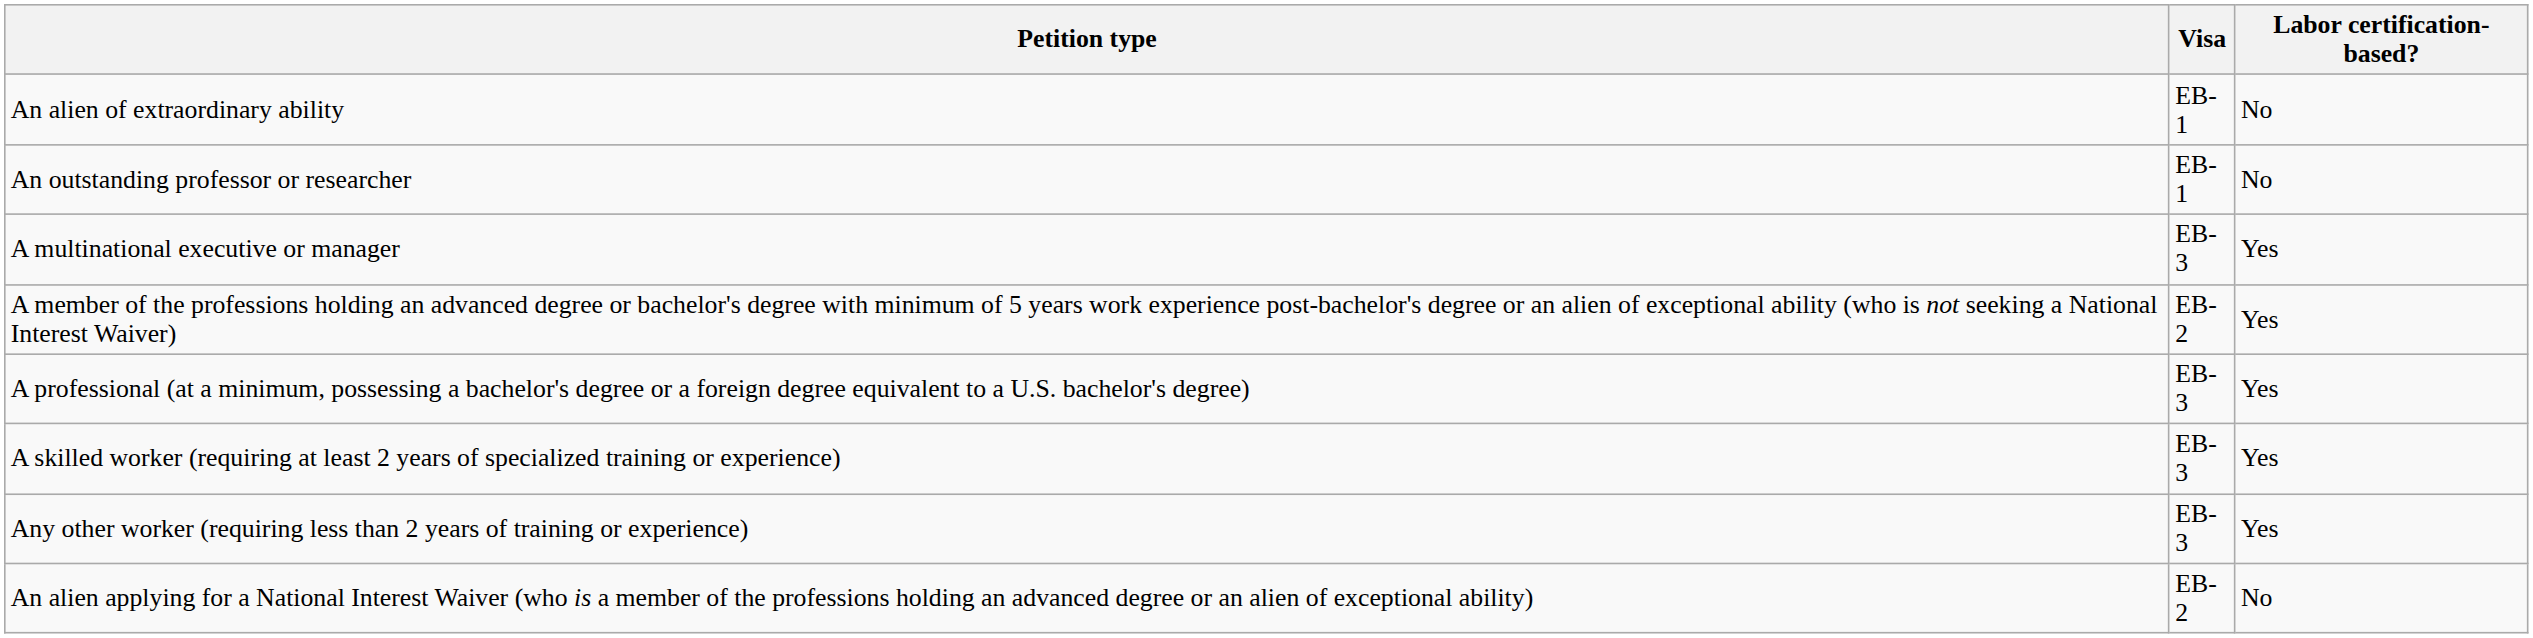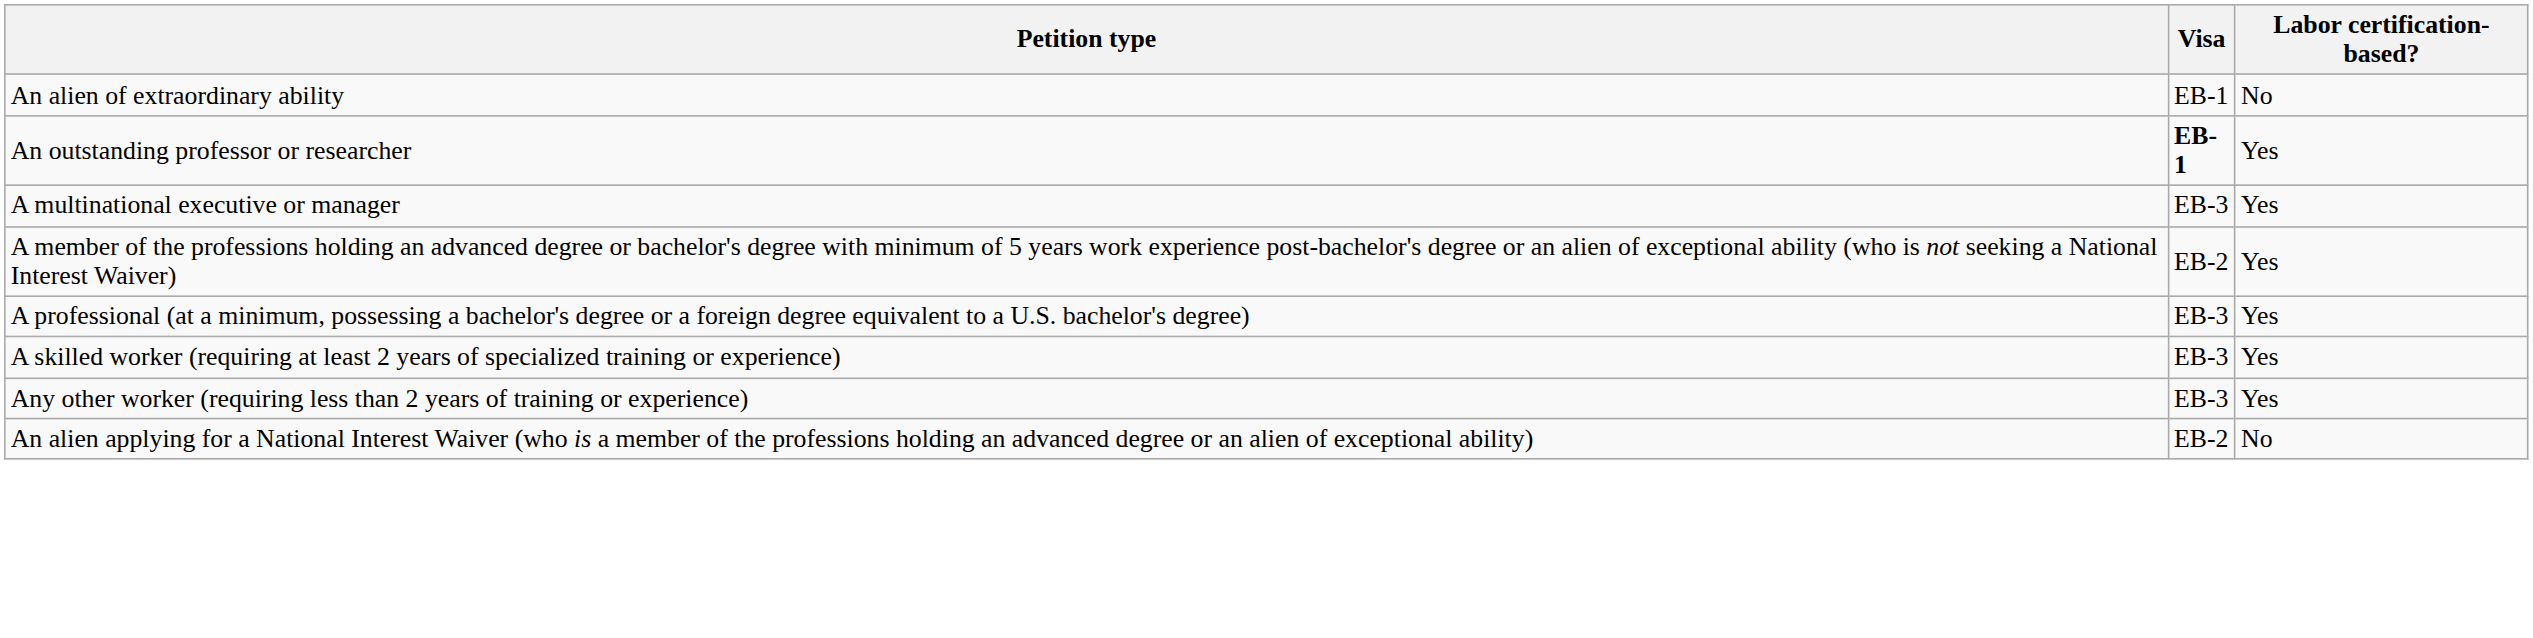(2196, 179) normal -> (2195, 150) bold
(2257, 179) No -> (2260, 150) Yes
